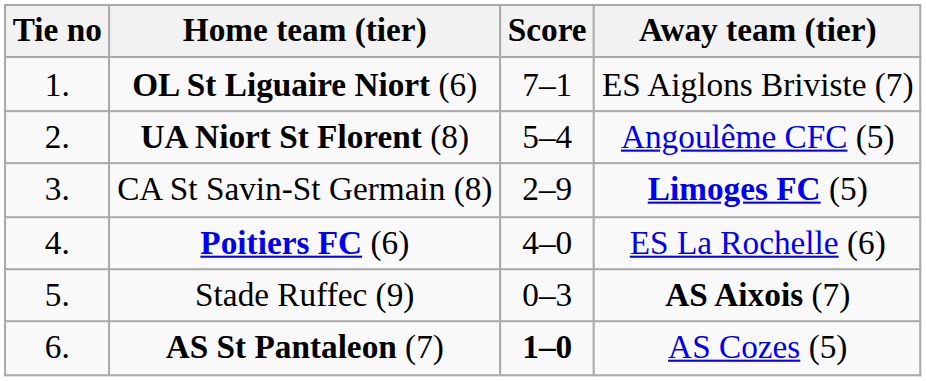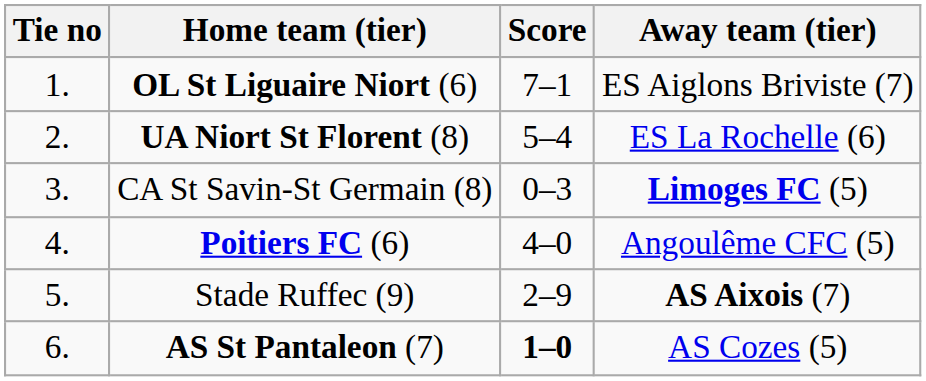(758, 136) Angoulême CFC (5) -> (758, 136) ES La Rochelle (6)
(547, 189) 2–9 -> (547, 189) 0–3
(758, 242) ES La Rochelle (6) -> (758, 242) Angoulême CFC (5)
(547, 294) 0–3 -> (547, 294) 2–9
